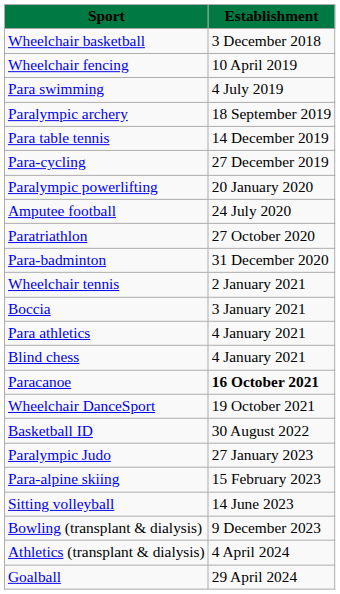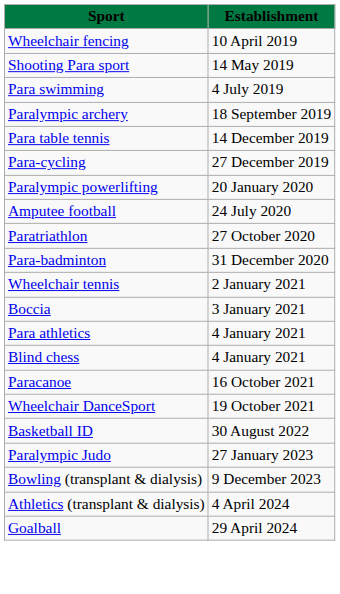- row: (76, 41)
+ row: (69, 65)
(265, 382) bold -> (263, 382) normal
- row: (64, 479)
- row: (61, 503)
